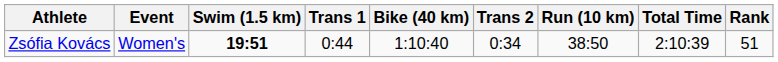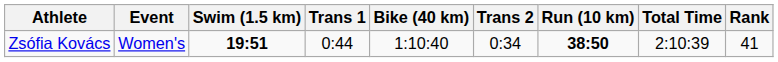(588, 44) normal -> (588, 44) bold
(750, 44) 51 -> (750, 44) 41
